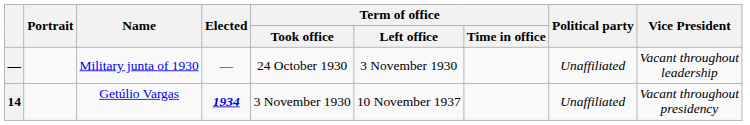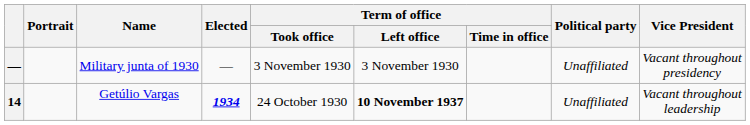(302, 65) 24 October 1930 -> (302, 65) 3 November 1930
(689, 65) Vacant throughout leadership -> (692, 65) Vacant throughout presidency
(302, 101) 3 November 1930 -> (302, 101) 24 October 1930
(409, 101) normal -> (410, 101) bold
(689, 101) Vacant throughout presidency -> (692, 101) Vacant throughout leadership
